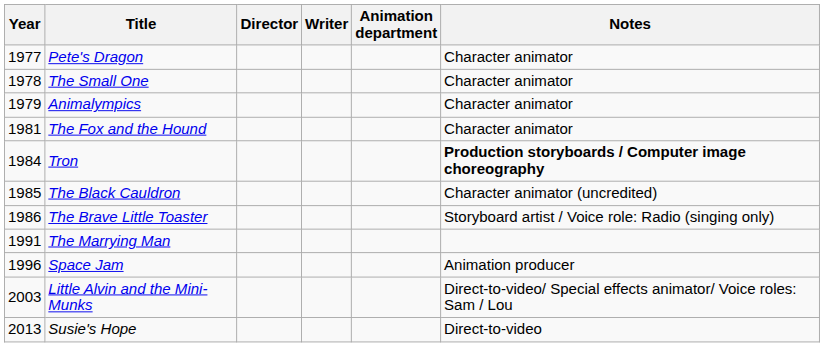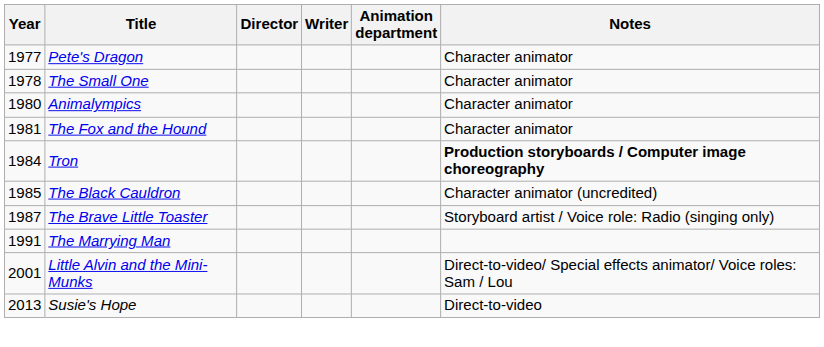(25, 104) 1979 -> (25, 104) 1980
(25, 217) 1986 -> (25, 217) 1987
- row: (86, 264)
(25, 297) 2003 -> (25, 273) 2001
